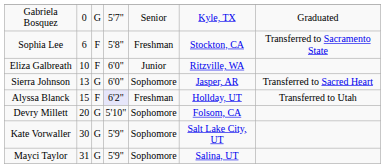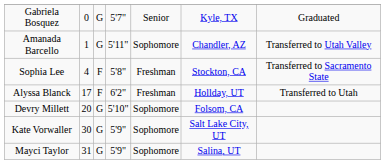+ row: (42, 44)
(84, 44) 6 -> (87, 71) 4
- row: (41, 66)
- row: (41, 81)
(84, 97) 15 -> (87, 93) 17
(116, 97) lavender background -> (118, 93) no background
